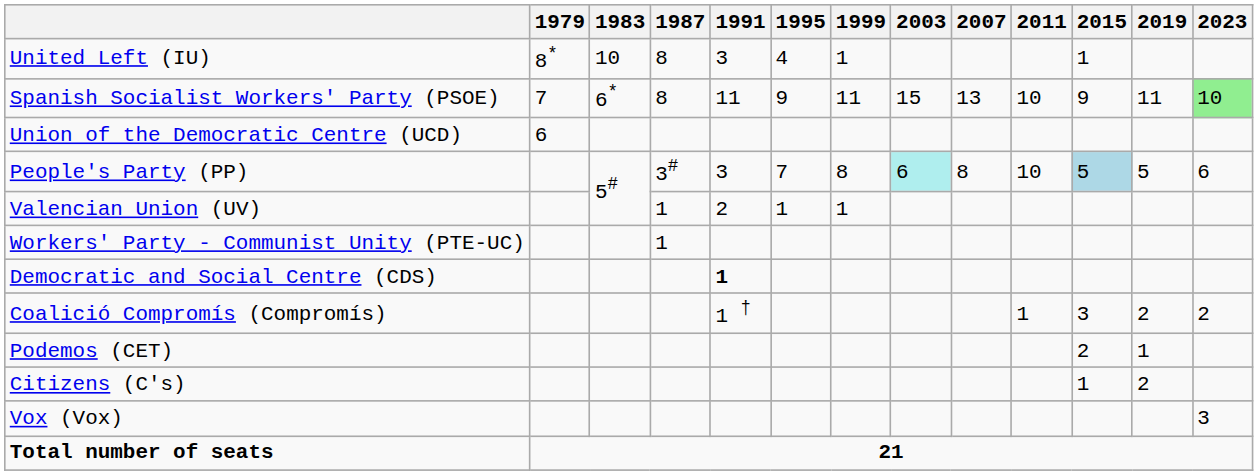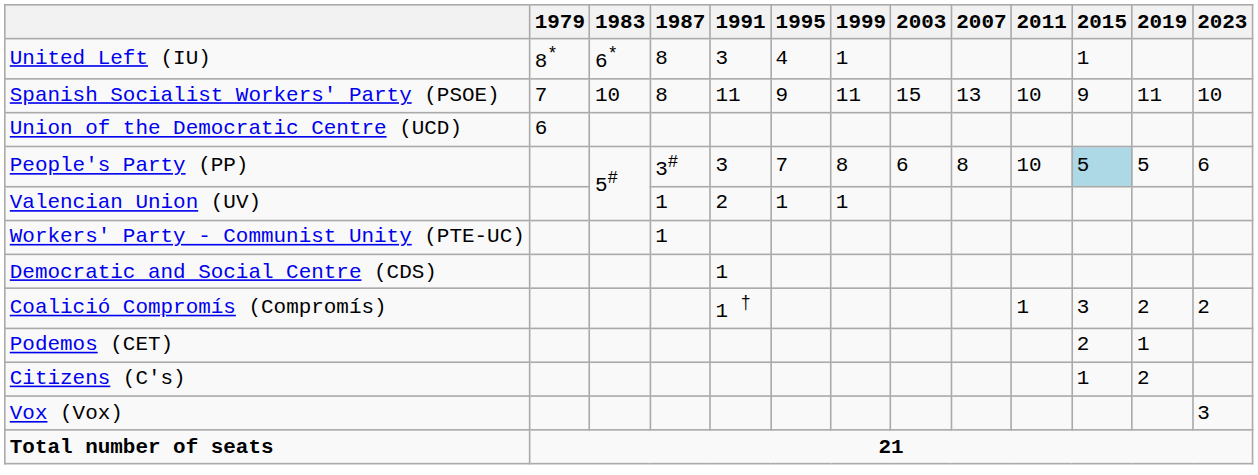(608, 59) 10 -> (606, 59) 6*
(606, 98) 6* -> (608, 95) 10
(1210, 98) lightgreen background -> (1210, 95) no background
(902, 172) paleturquoise background -> (902, 166) no background
(722, 277) bold -> (722, 271) normal
